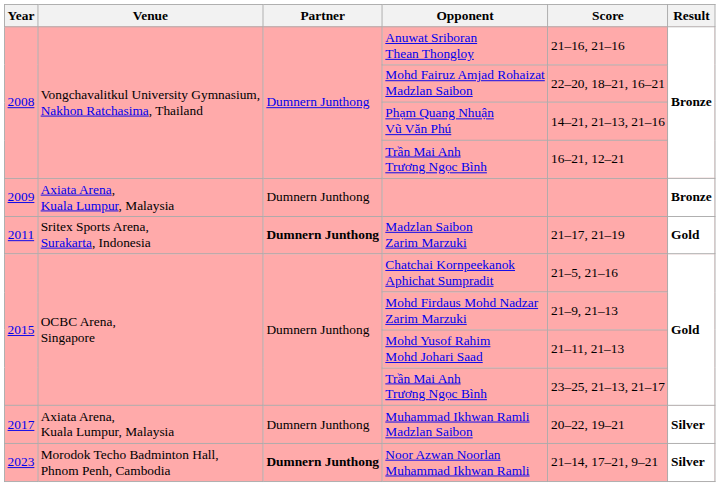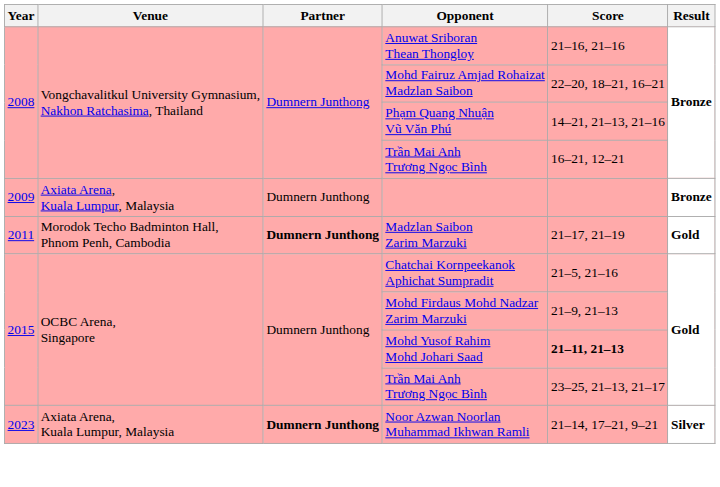(96, 235) Sritex Sports Arena, Surakarta, Indonesia -> (130, 235) Morodok Techo Badminton Hall, Phnom Penh, Cambodia
(588, 349) normal -> (588, 349) bold
- row: (21, 424)
(130, 462) Morodok Techo Badminton Hall, Phnom Penh, Cambodia -> (107, 424) Axiata Arena, Kuala Lumpur, Malaysia
